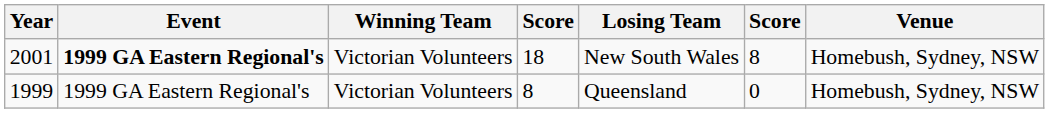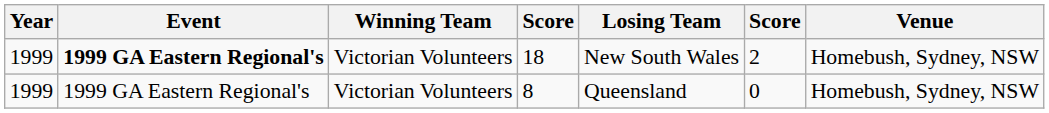(31, 56) 2001 -> (31, 56) 1999
(754, 56) 8 -> (754, 56) 2
